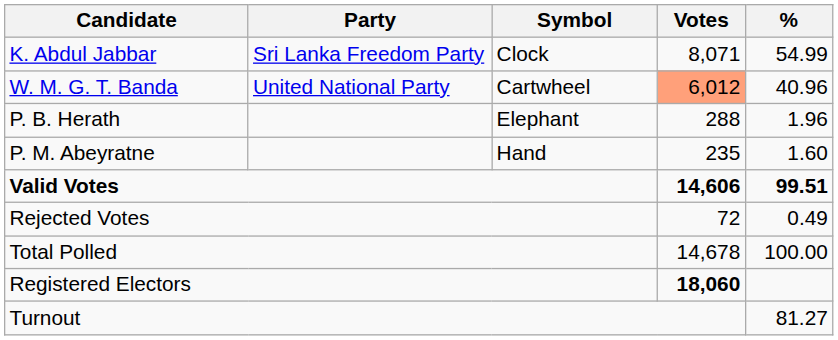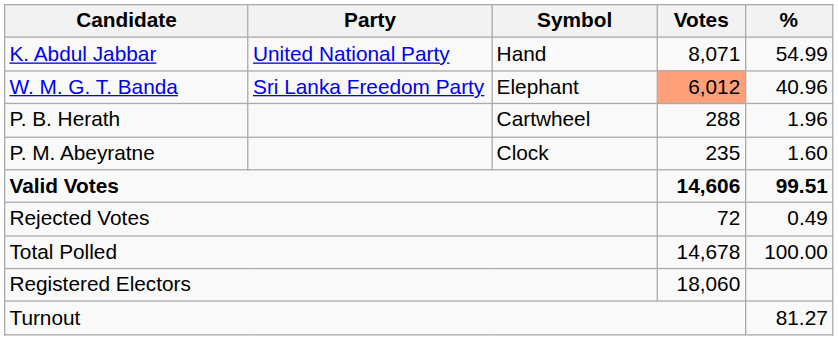(369, 53) Sri Lanka Freedom Party -> (351, 53) United National Party
(523, 53) Clock -> (521, 53) Hand
(351, 86) United National Party -> (369, 86) Sri Lanka Freedom Party
(543, 86) Cartwheel -> (538, 86) Elephant
(538, 119) Elephant -> (543, 119) Cartwheel
(521, 152) Hand -> (523, 152) Clock
(708, 284) bold -> (708, 284) normal
